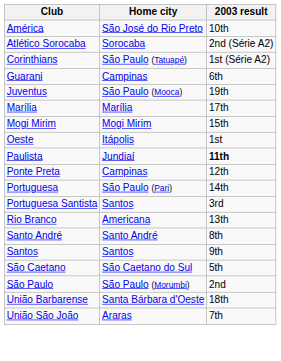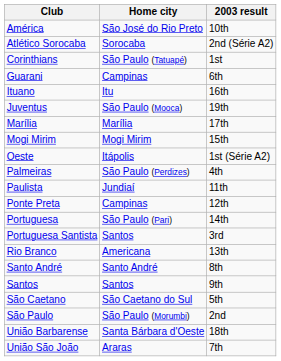(239, 60) 1st (Série A2) -> (216, 60) 1st
+ row: (21, 92)
(216, 140) 1st -> (239, 156) 1st (Série A2)
+ row: (29, 172)
(219, 156) bold -> (218, 188) normal
